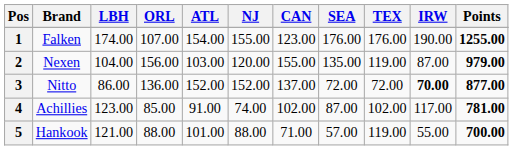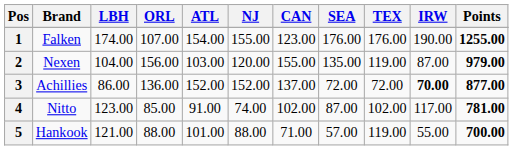(62, 85) Nitto -> (62, 85) Achillies
(62, 109) Achillies -> (62, 109) Nitto
